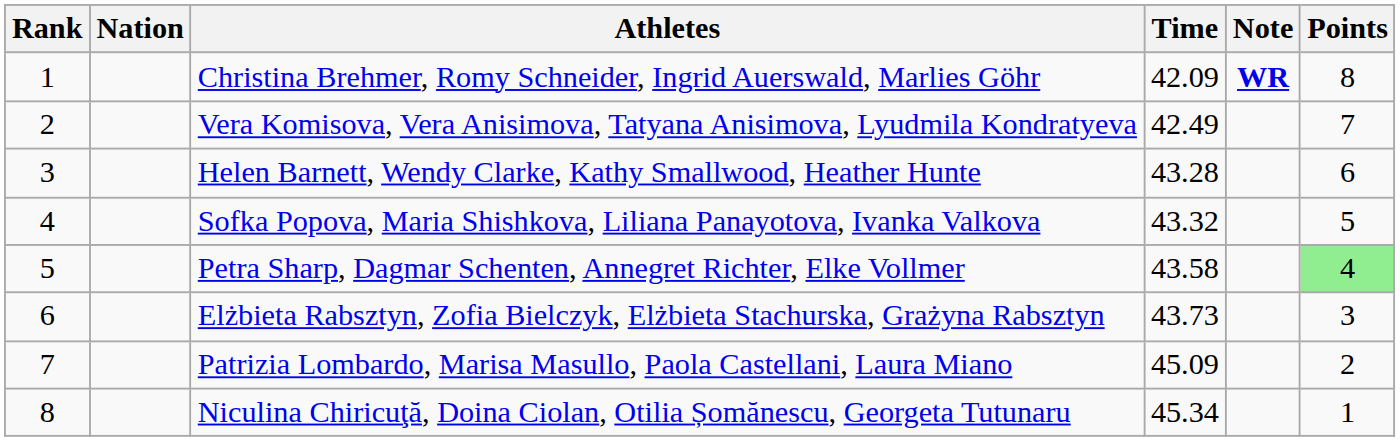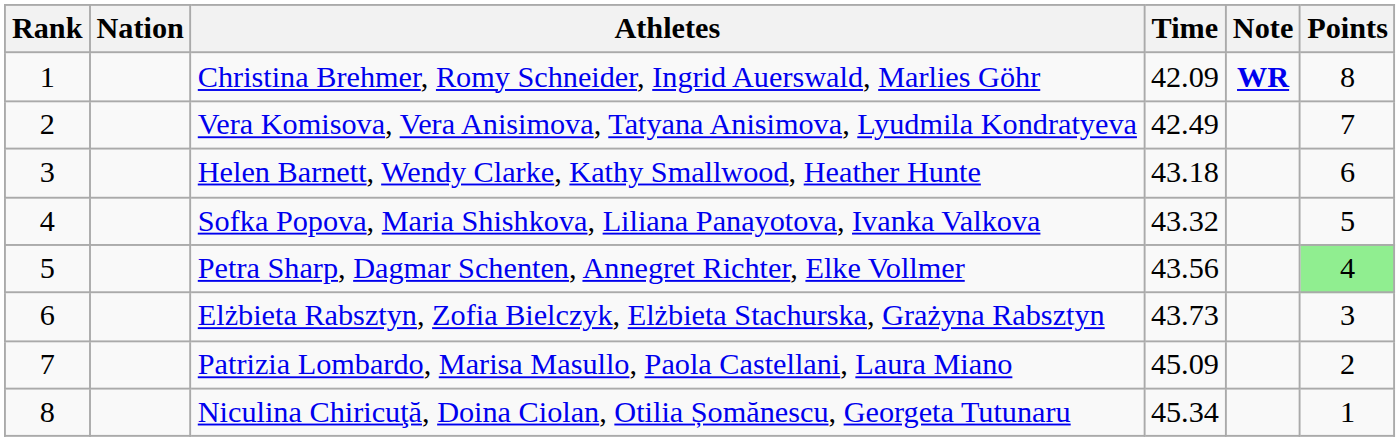(1185, 172) 43.28 -> (1185, 172) 43.18
(1185, 268) 43.58 -> (1185, 268) 43.56
